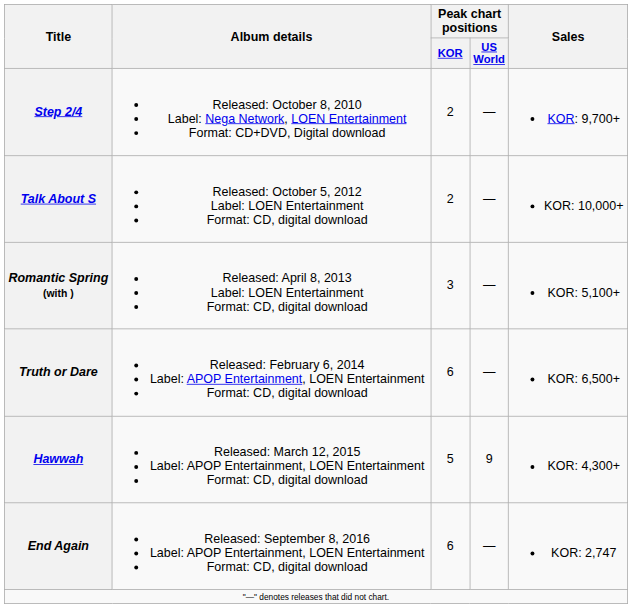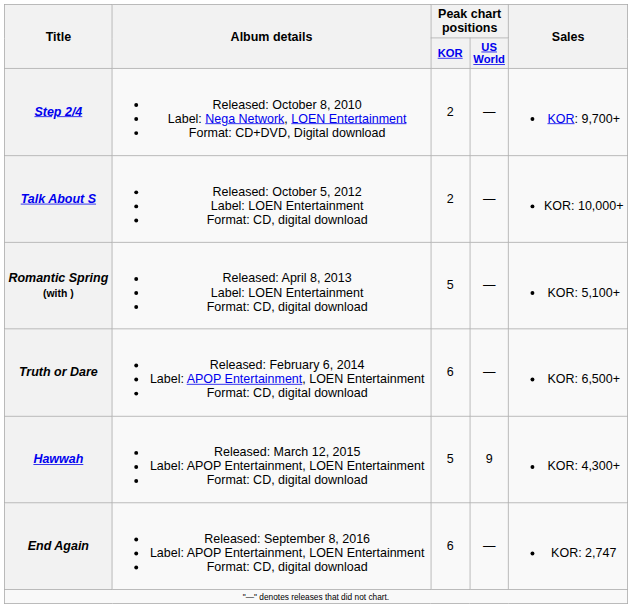(450, 285) 3 -> (450, 285) 5
